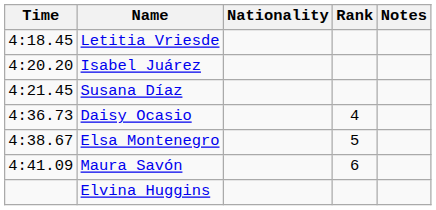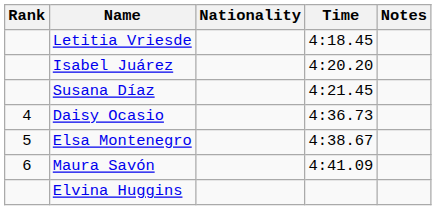columns swapped: (355, 17) <-> (41, 17)
